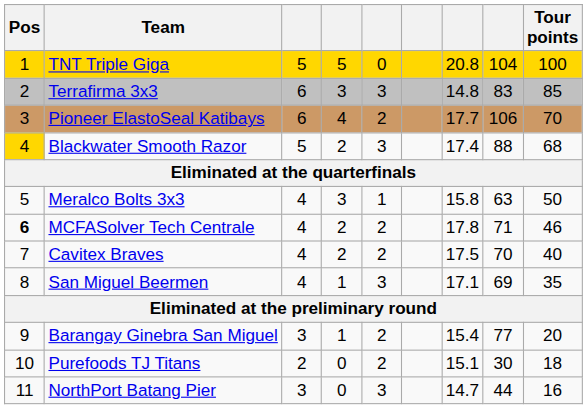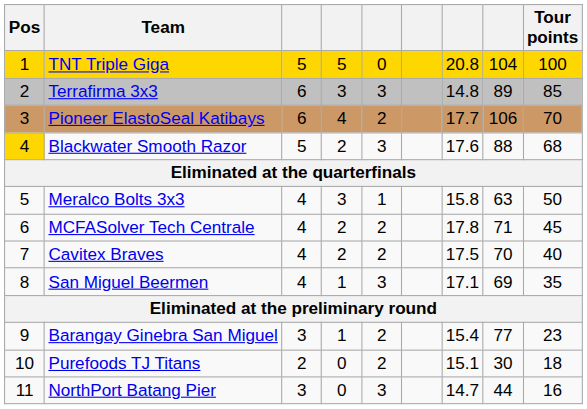(503, 91) 83 -> (503, 91) 89
(462, 145) 17.4 -> (462, 145) 17.6
(25, 227) bold -> (25, 227) normal
(553, 227) 46 -> (553, 227) 45
(553, 335) 20 -> (553, 335) 23
